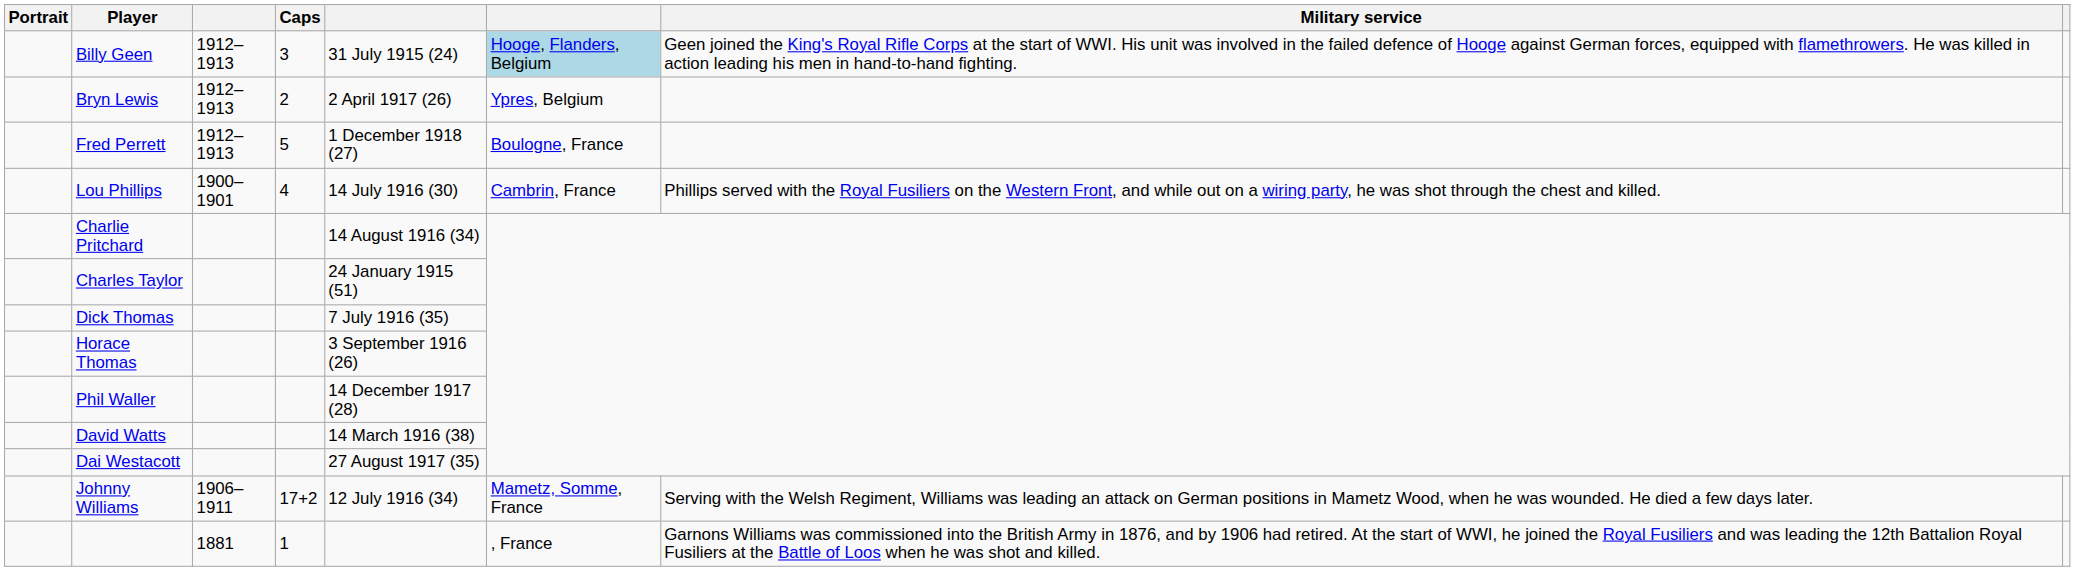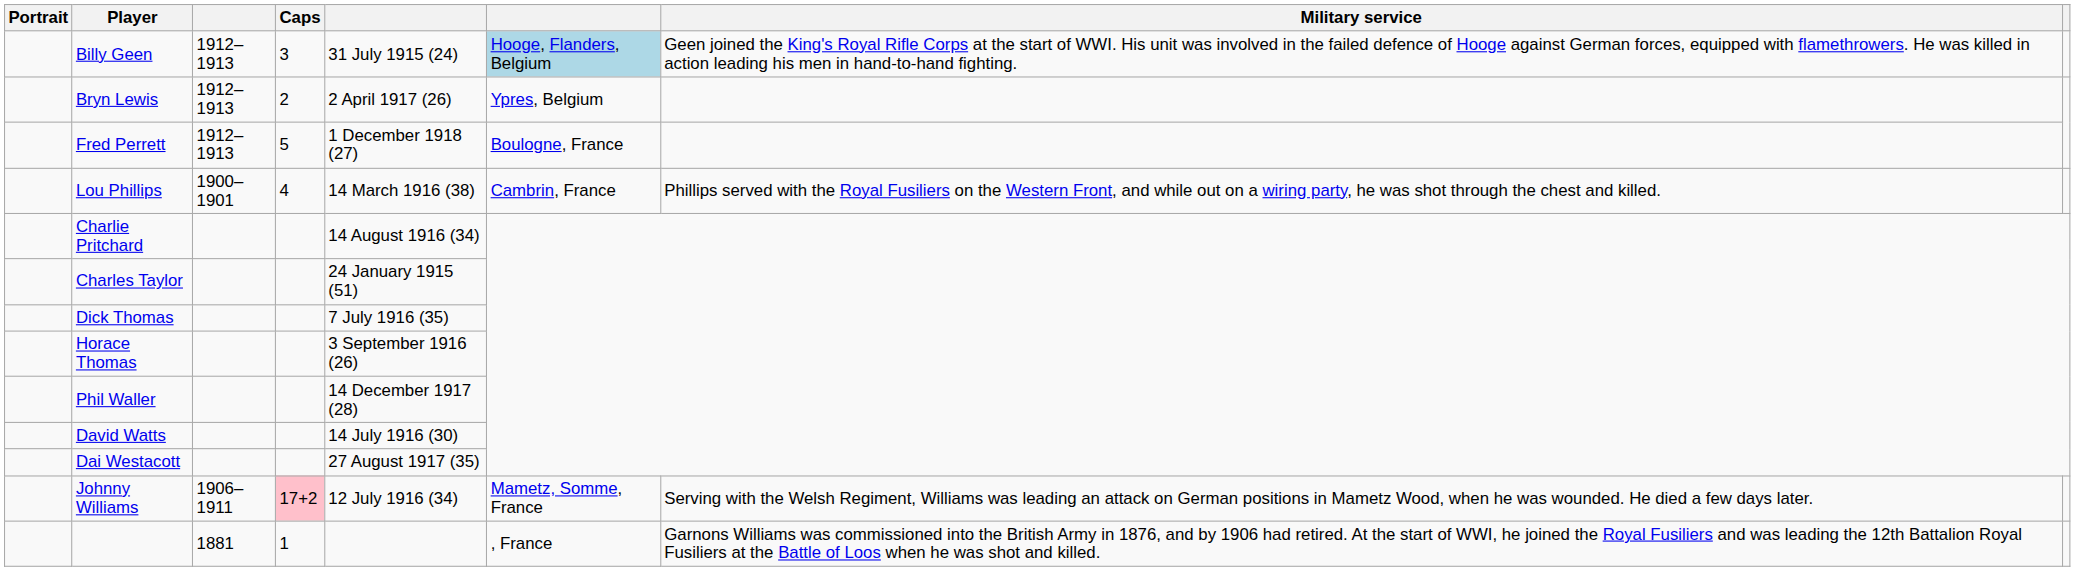(393, 190) 14 July 1916 (30) -> (402, 190) 14 March 1916 (38)
(402, 435) 14 March 1916 (38) -> (393, 435) 14 July 1916 (30)
(298, 498) no background -> (298, 498) pink background
